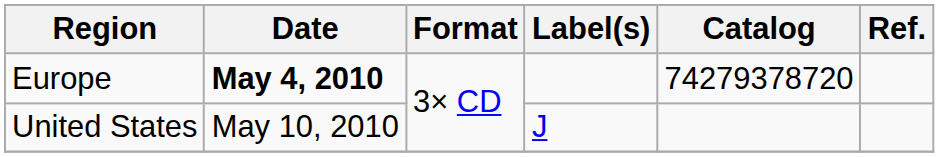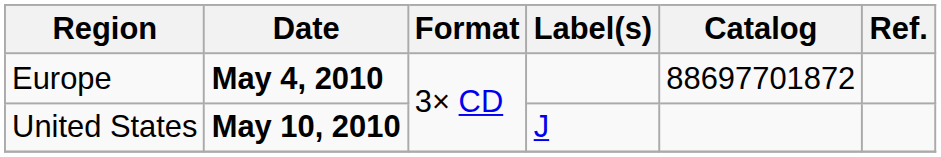(759, 77) 74279378720 -> (761, 77) 88697701872
(305, 126) normal -> (306, 126) bold
